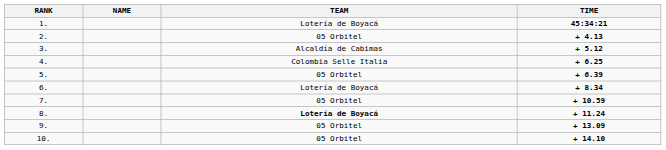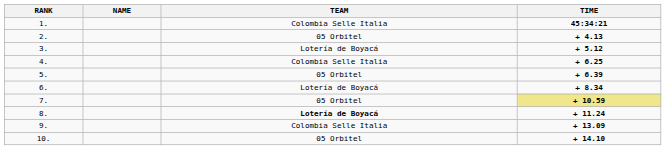(339, 23) Lotería de Boyacá -> (339, 23) Colombia Selle Italia
(339, 49) Alcaldía de Cabimas -> (339, 49) Lotería de Boyacá
(589, 100) no background -> (589, 100) khaki background
(339, 125) 05 Orbitel -> (339, 125) Colombia Selle Italia
